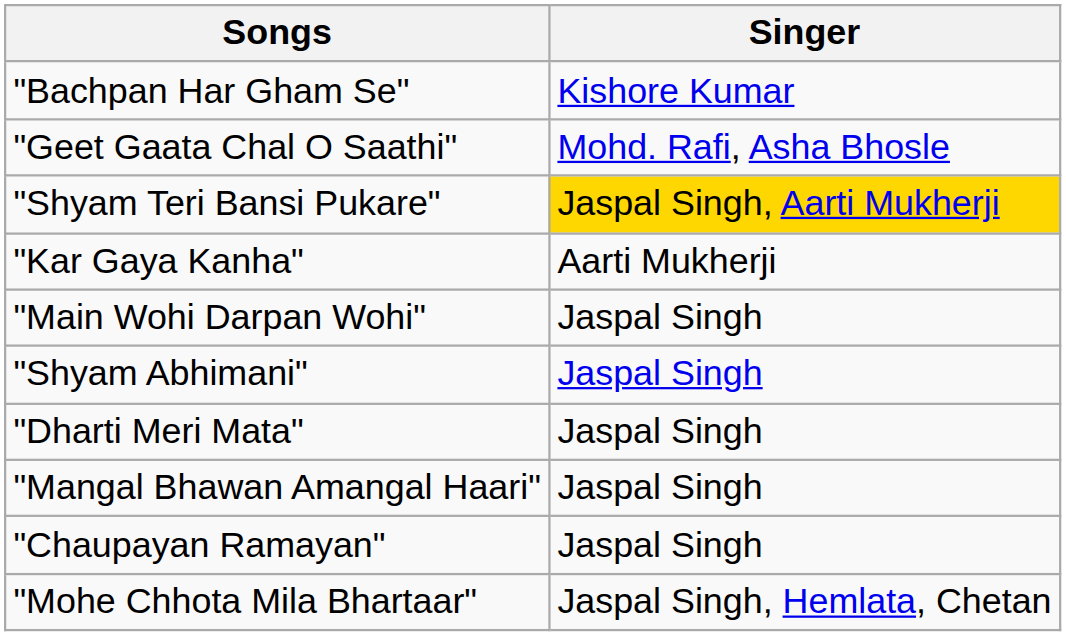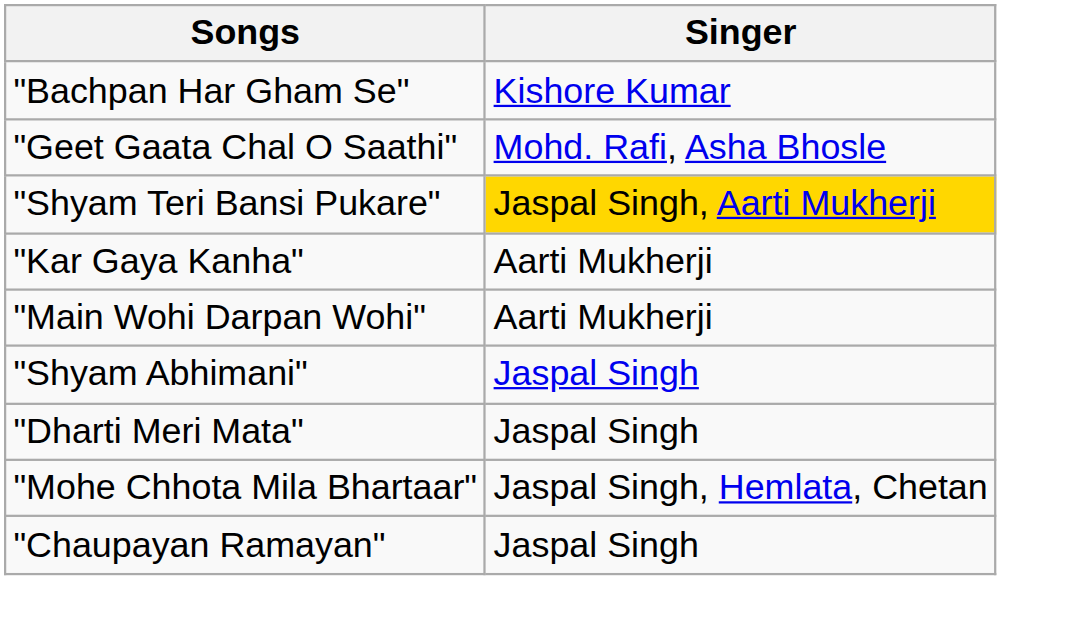(660, 317) Jaspal Singh -> (603, 317) Aarti Mukherji
- row: (277, 487)
rows swapped: (199, 544) <-> (245, 601)
